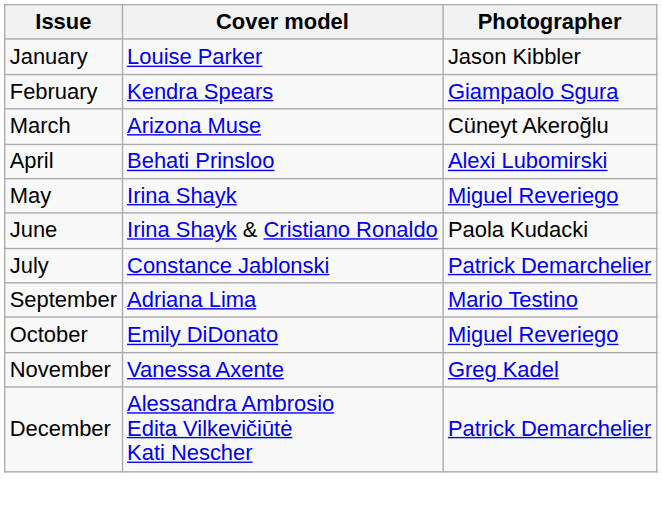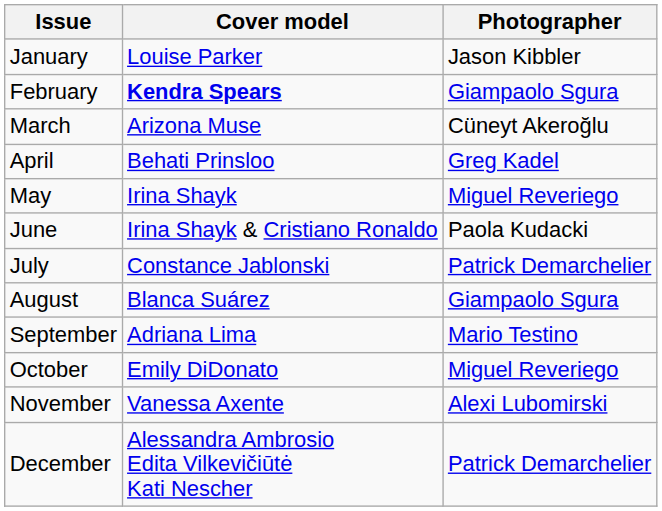(200, 91) normal -> (204, 91) bold
(528, 160) Alexi Lubomirski -> (503, 160) Greg Kadel
+ row: (44, 299)
(503, 369) Greg Kadel -> (528, 404) Alexi Lubomirski
